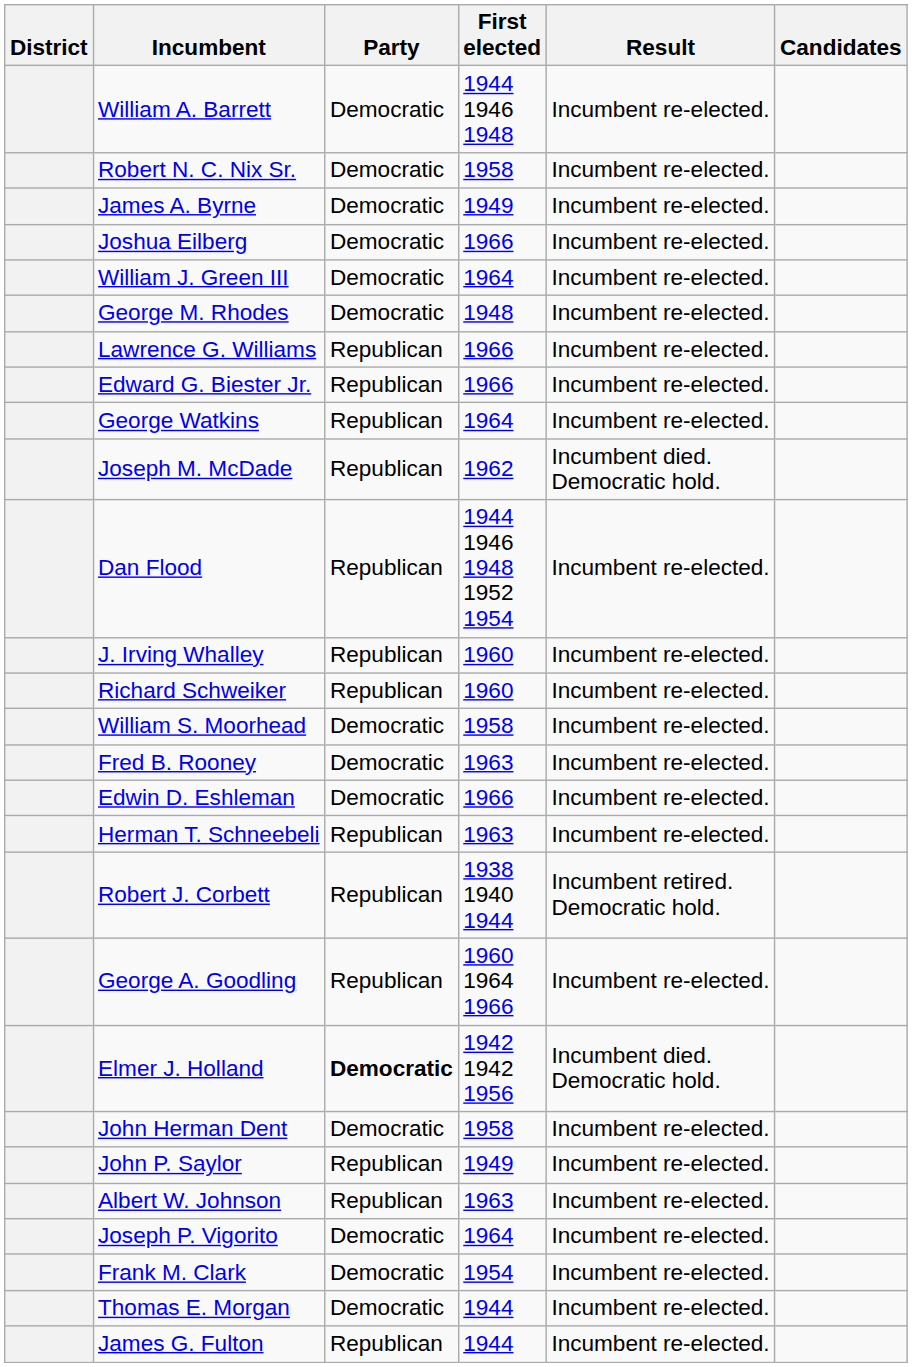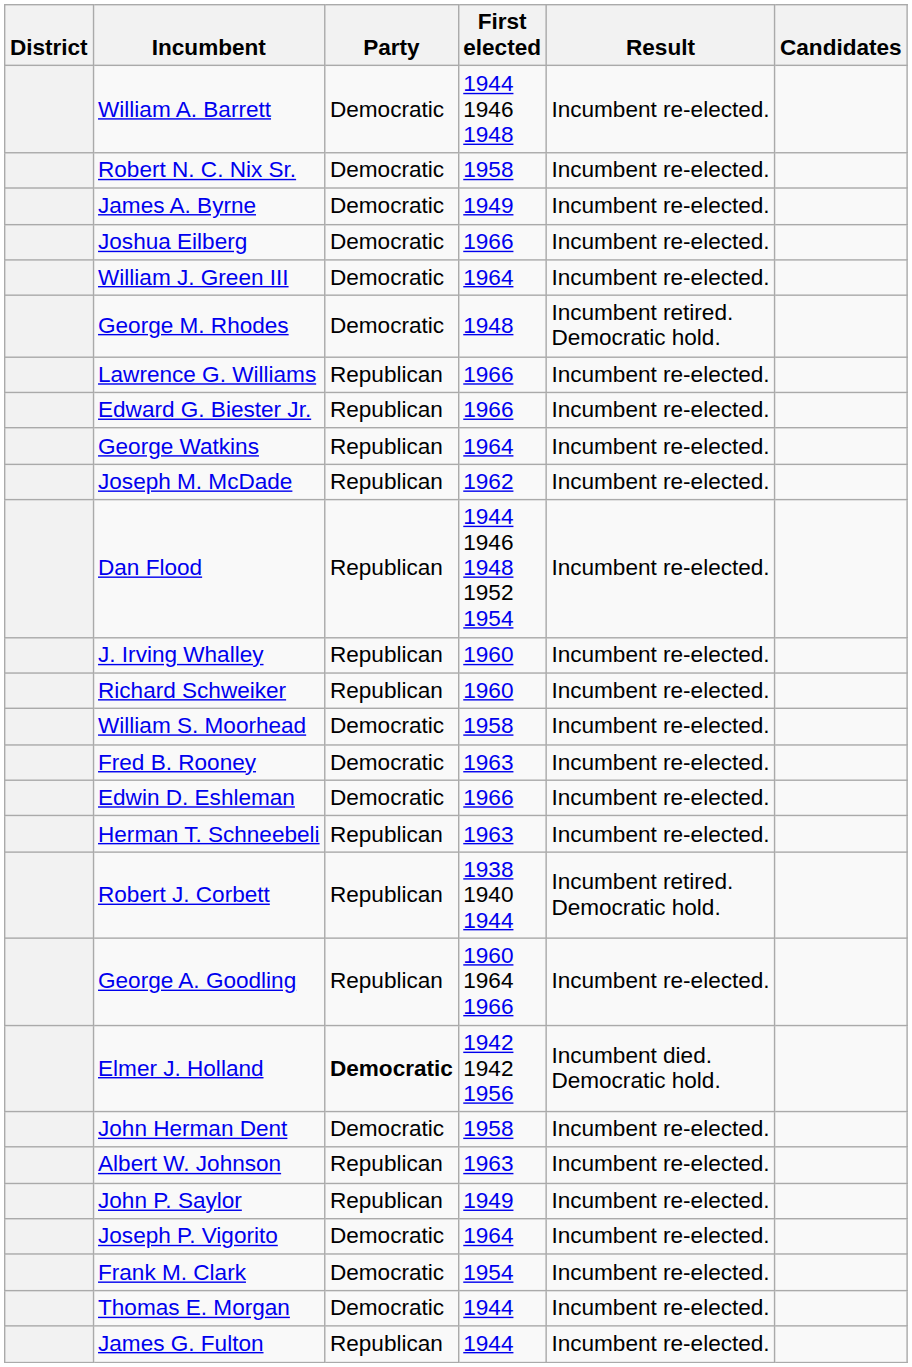(661, 313) Incumbent re-elected. -> (642, 325) Incumbent retired. Democratic hold.
(636, 469) Incumbent died. Democratic hold. -> (661, 481) Incumbent re-elected.
rows swapped: (170, 1164) <-> (190, 1200)
